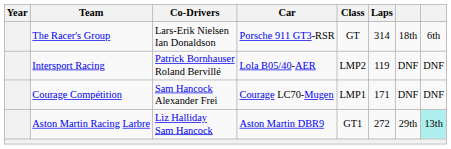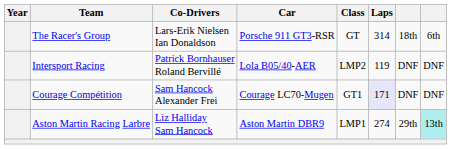(353, 95) LMP1 -> (353, 95) GT1
(382, 95) no background -> (382, 95) lavender background
(353, 124) GT1 -> (353, 124) LMP1
(382, 124) 272 -> (382, 124) 274
